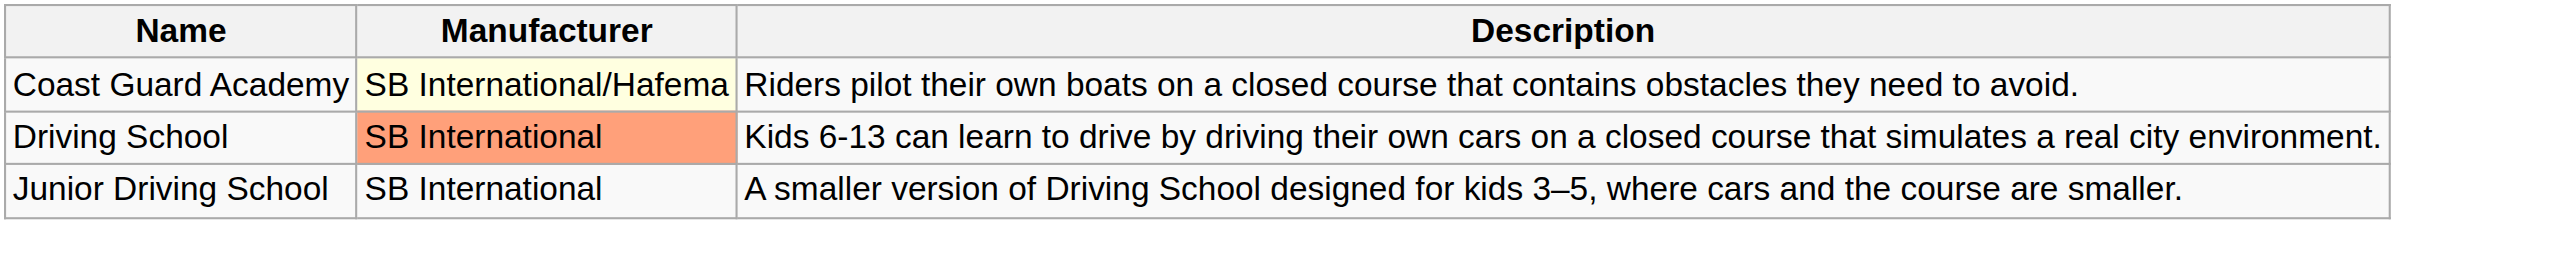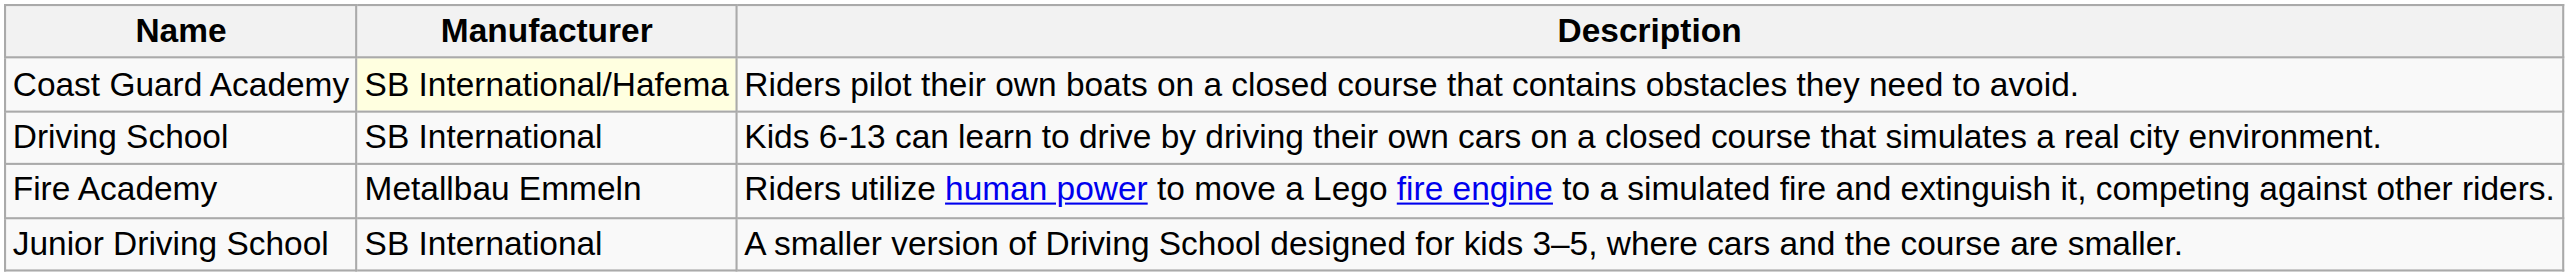(484, 137) lightsalmon background -> (484, 137) no background
+ row: (115, 190)
